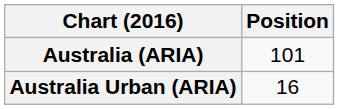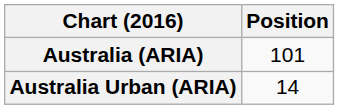(288, 87) 16 -> (288, 87) 14
